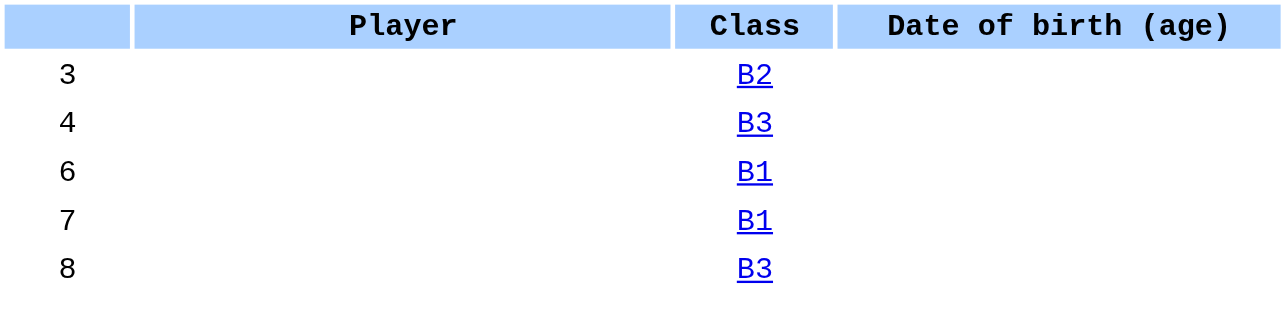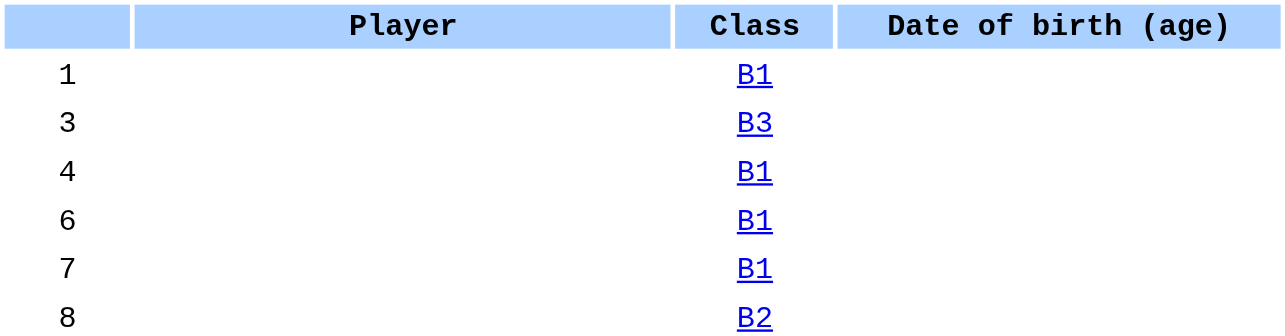+ row: (68, 75)
(755, 75) B2 -> (755, 124) B3
(755, 124) B3 -> (755, 173) B1
(755, 270) B3 -> (755, 319) B2
